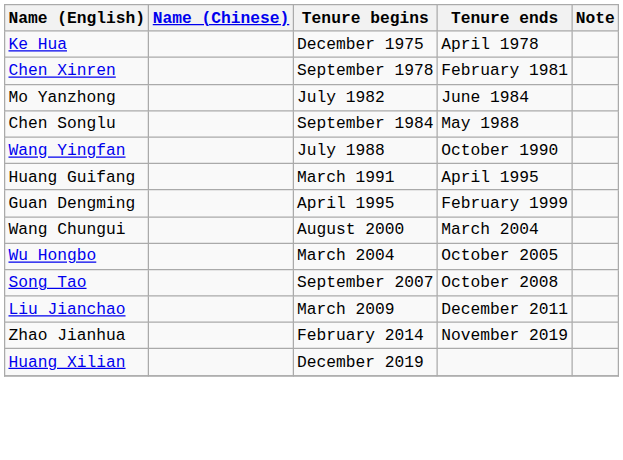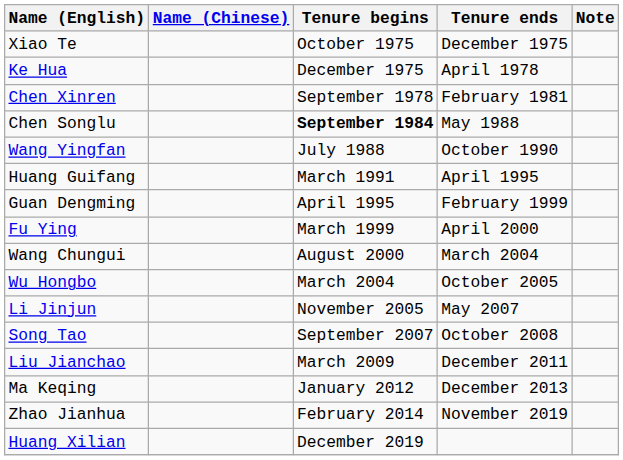+ row: (43, 44)
- row: (62, 97)
(365, 124) normal -> (365, 124) bold
+ row: (43, 230)
+ row: (52, 309)
+ row: (52, 389)
